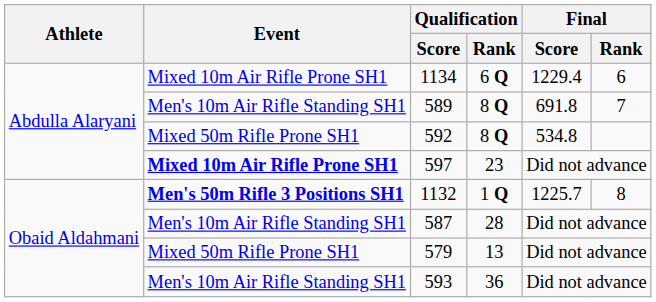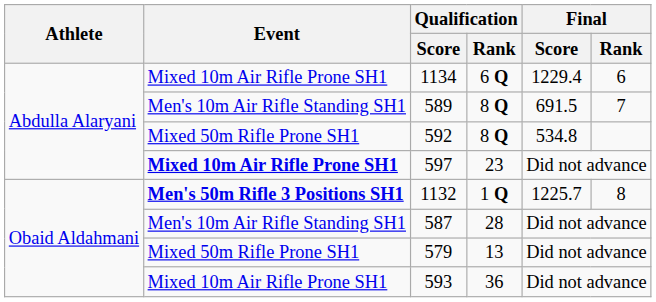(556, 106) 691.8 -> (556, 106) 691.5
(277, 281) Men's 10m Air Rifle Standing SH1 -> (267, 281) Mixed 10m Air Rifle Prone SH1
